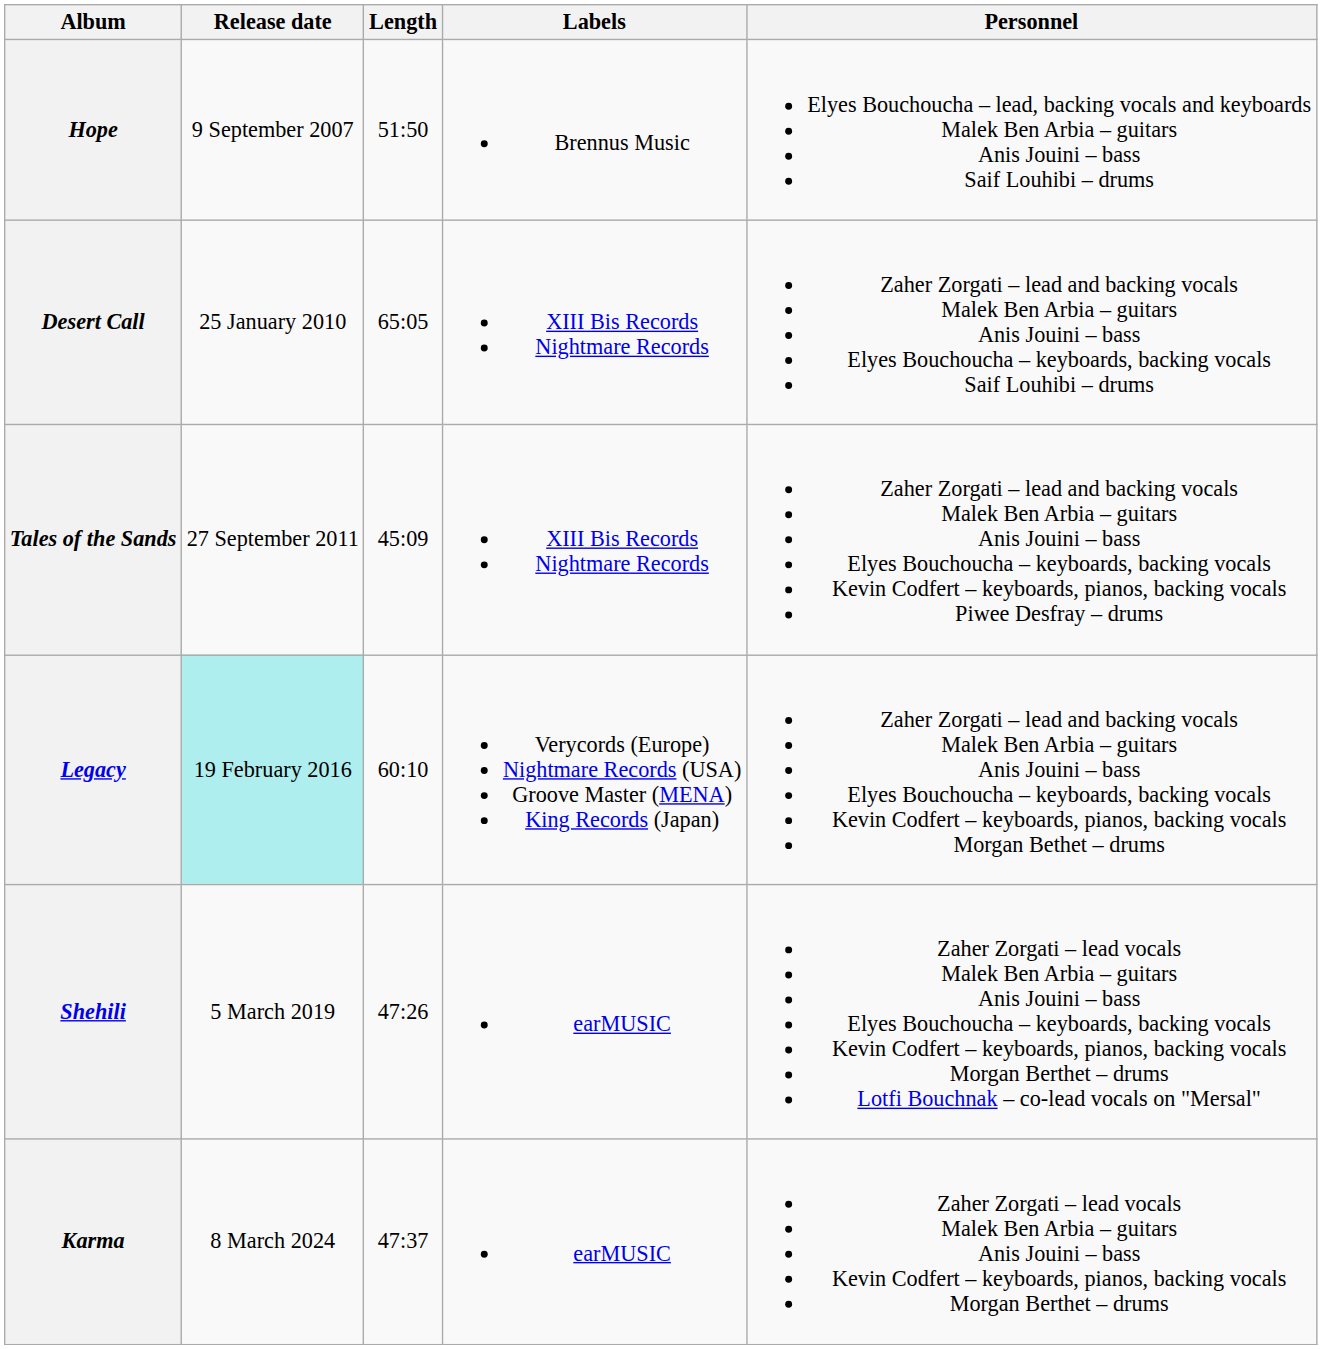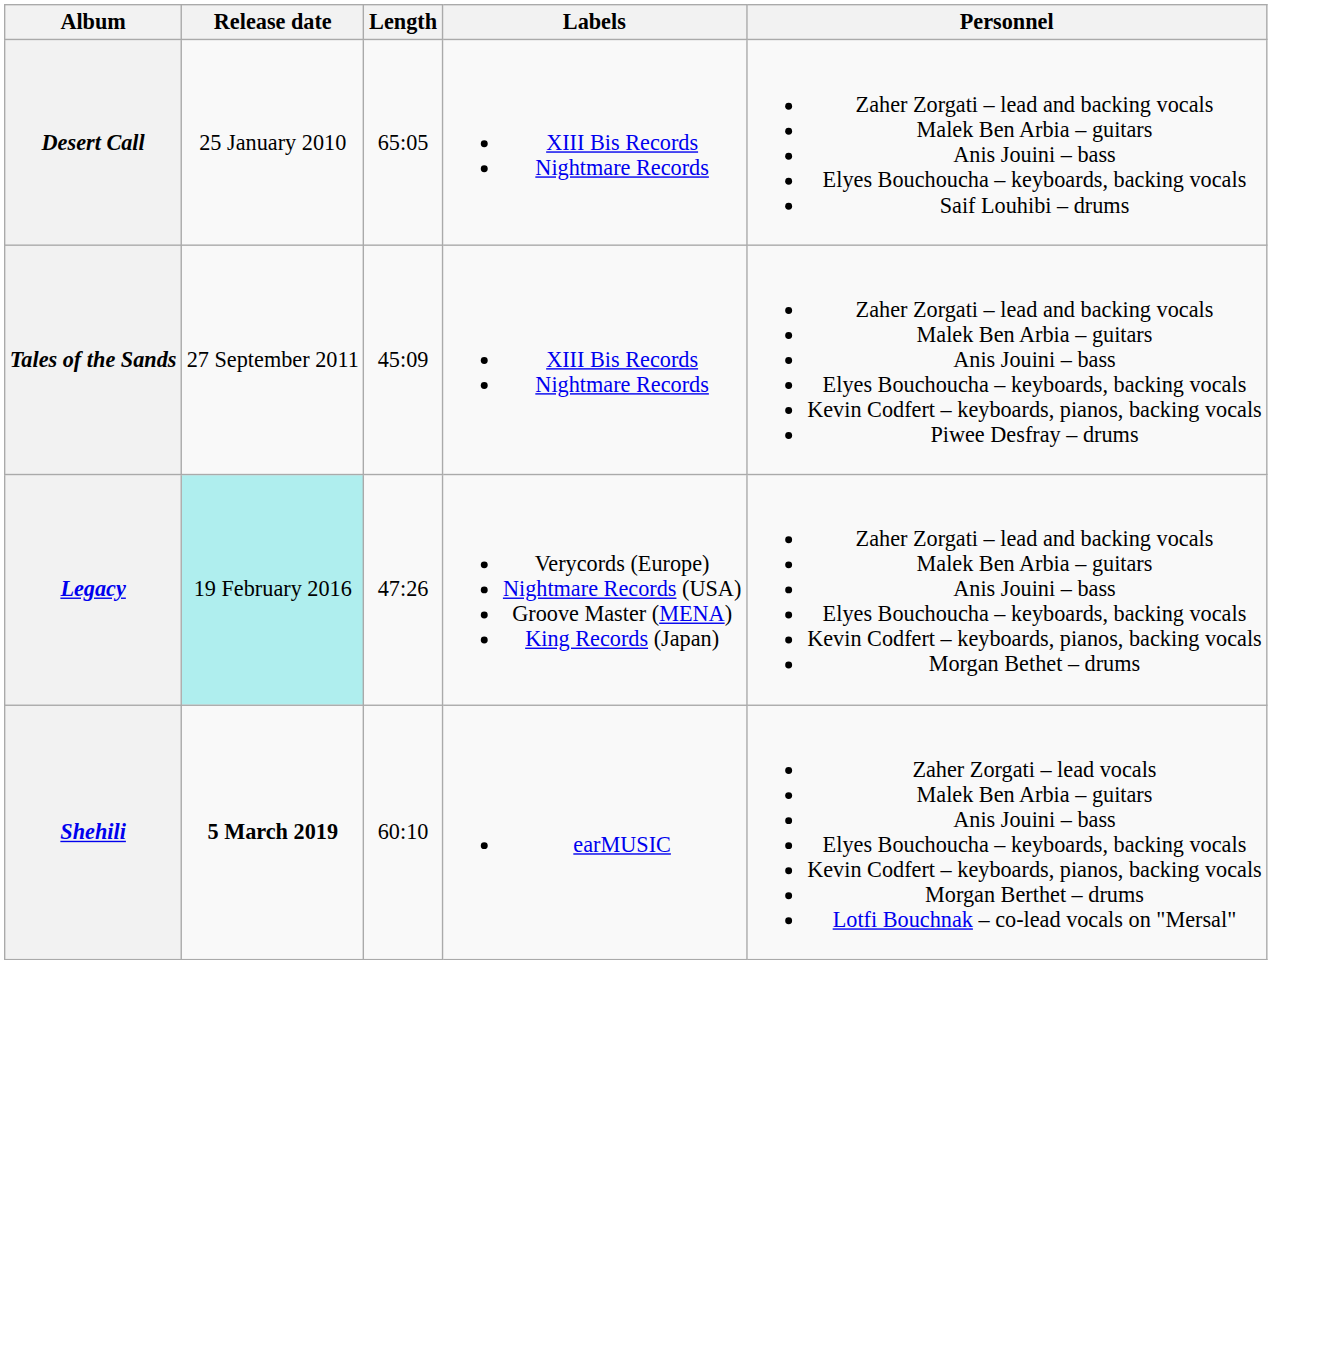- row: (93, 129)
(403, 769) 60:10 -> (403, 589) 47:26
(273, 1011) normal -> (273, 831) bold
(403, 1011) 47:26 -> (403, 831) 60:10
- row: (93, 1241)
